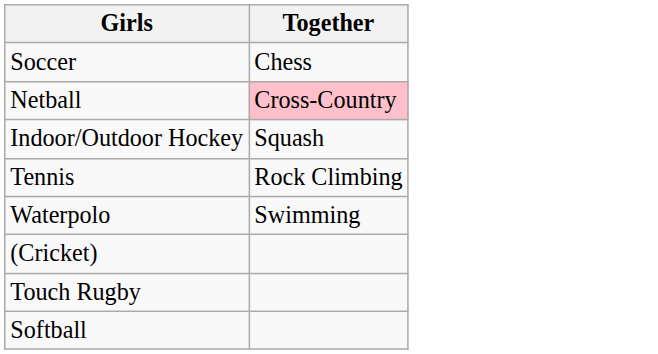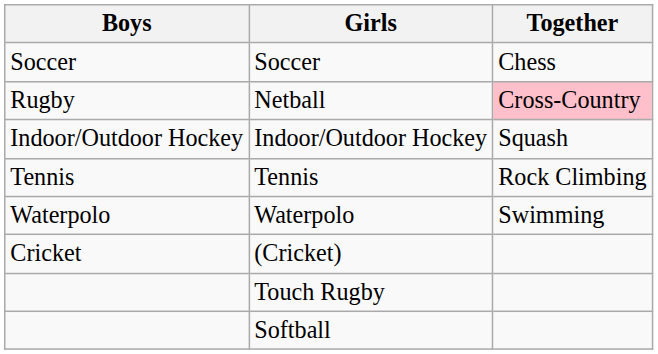+ column: (127, 23)
